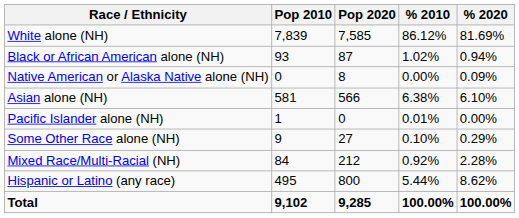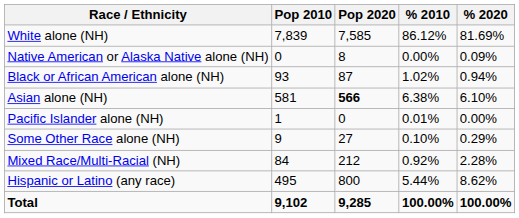rows swapped: (116, 56) <-> (138, 77)
(349, 98) normal -> (349, 98) bold
